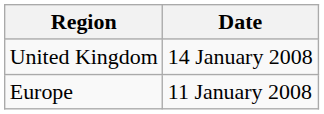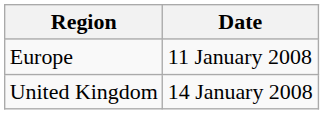rows swapped: (41, 91) <-> (84, 56)
